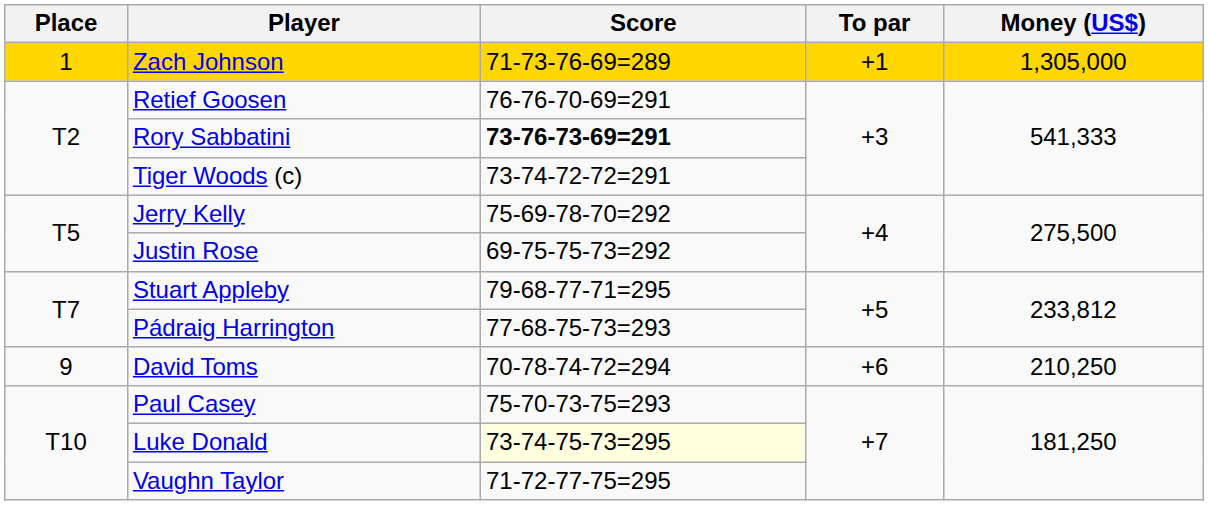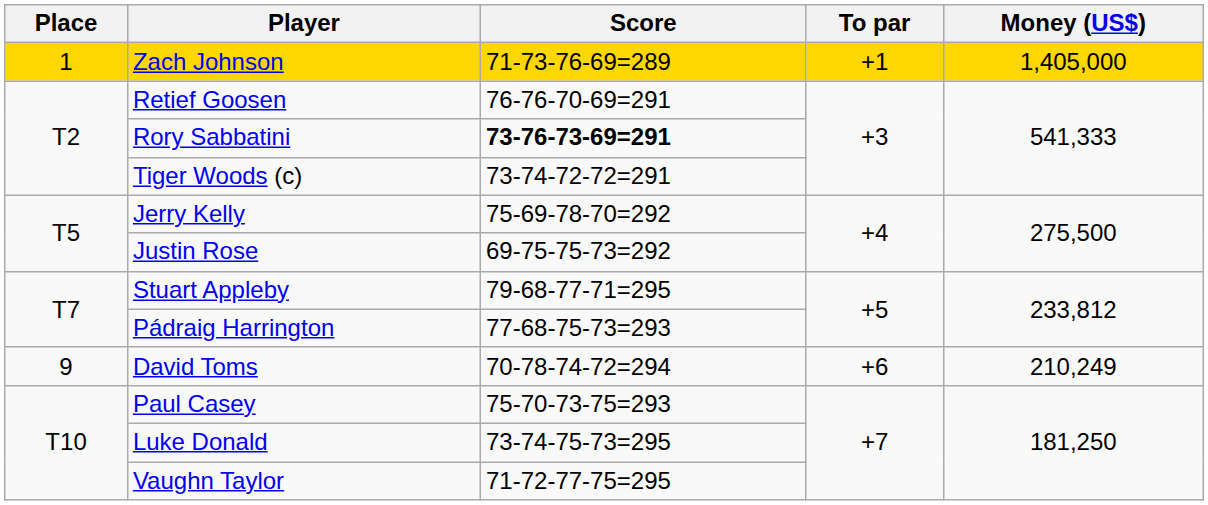(1073, 61) 1,305,000 -> (1073, 61) 1,405,000
(1073, 366) 210,250 -> (1073, 366) 210,249
(578, 442) lightyellow background -> (578, 442) no background
